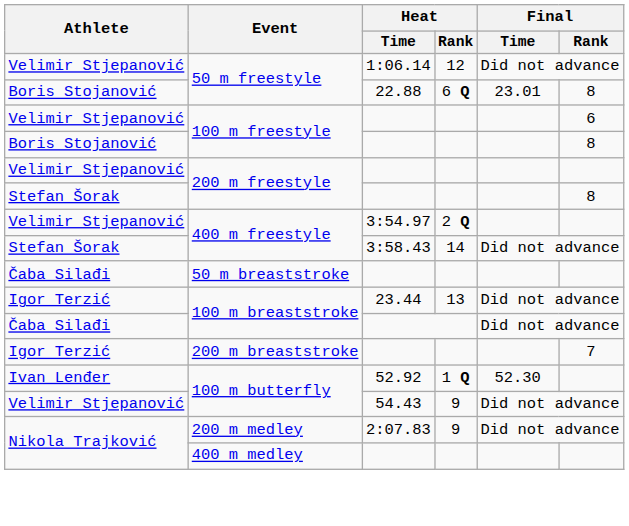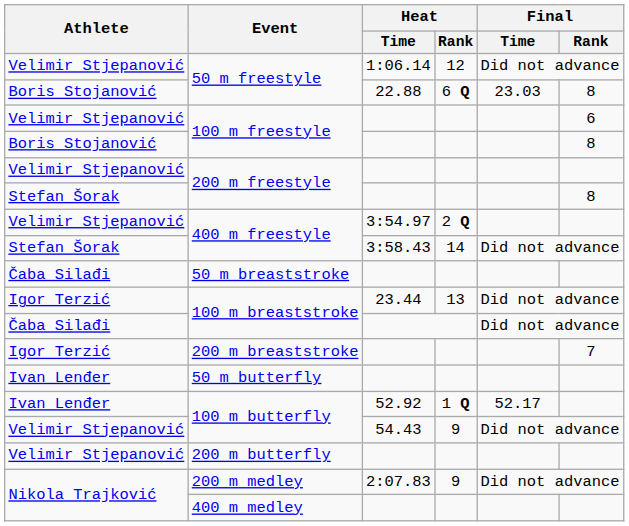(518, 92) 23.01 -> (518, 92) 23.03
+ row: (59, 378)
(518, 378) 52.30 -> (518, 404) 52.17
+ row: (96, 455)
